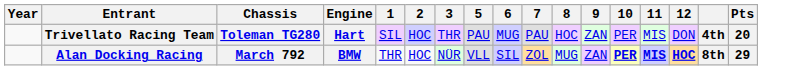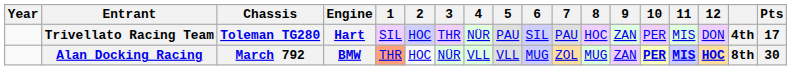+ column: (478, 15)
(508, 35) MUG -> (537, 35) SIL
(743, 35) 20 -> (772, 35) 17
(390, 55) no background -> (390, 55) lightsalmon background
(508, 55) SIL -> (537, 55) MUG
(743, 55) 29 -> (772, 55) 30
